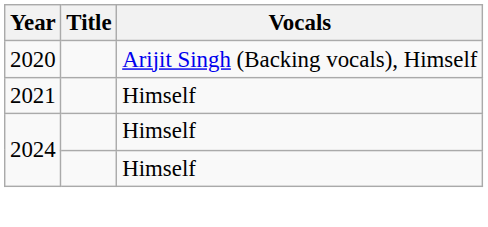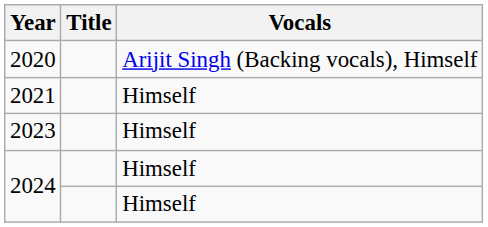+ row: (33, 131)
